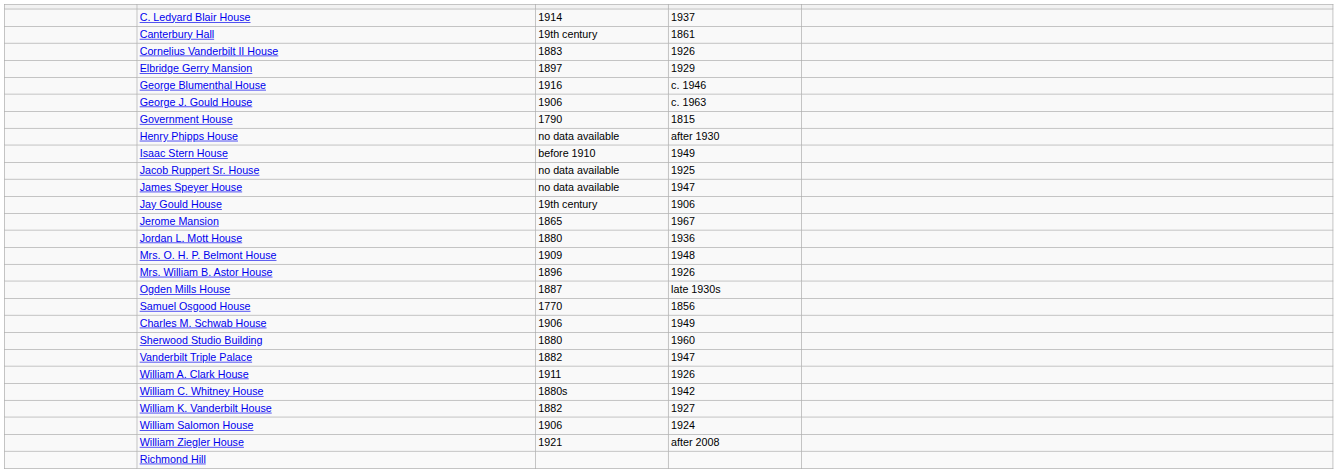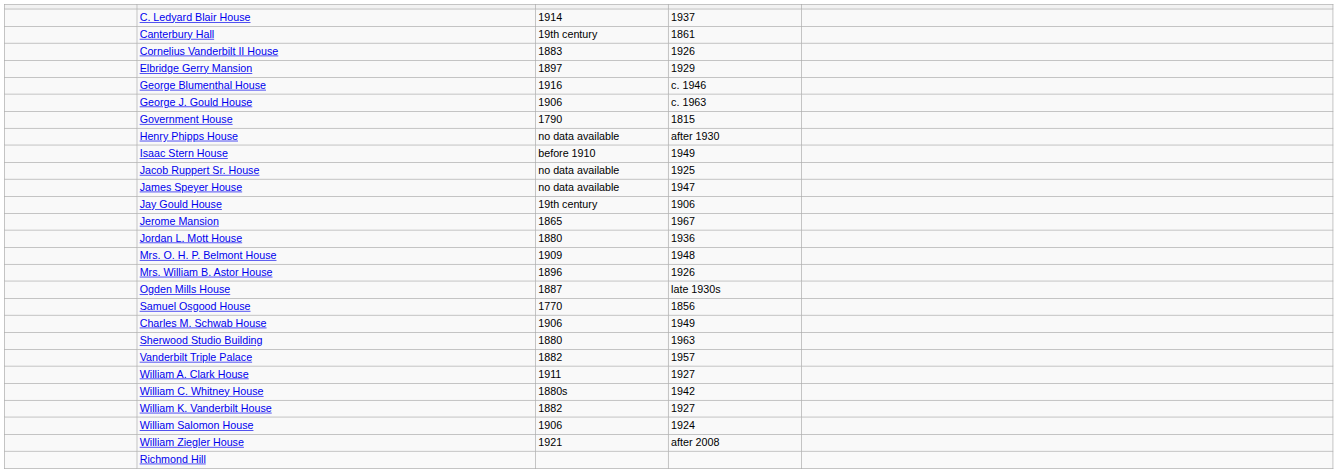(683, 340) 1960 -> (683, 340) 1963
(683, 357) 1947 -> (683, 357) 1957
(683, 374) 1926 -> (683, 374) 1927
